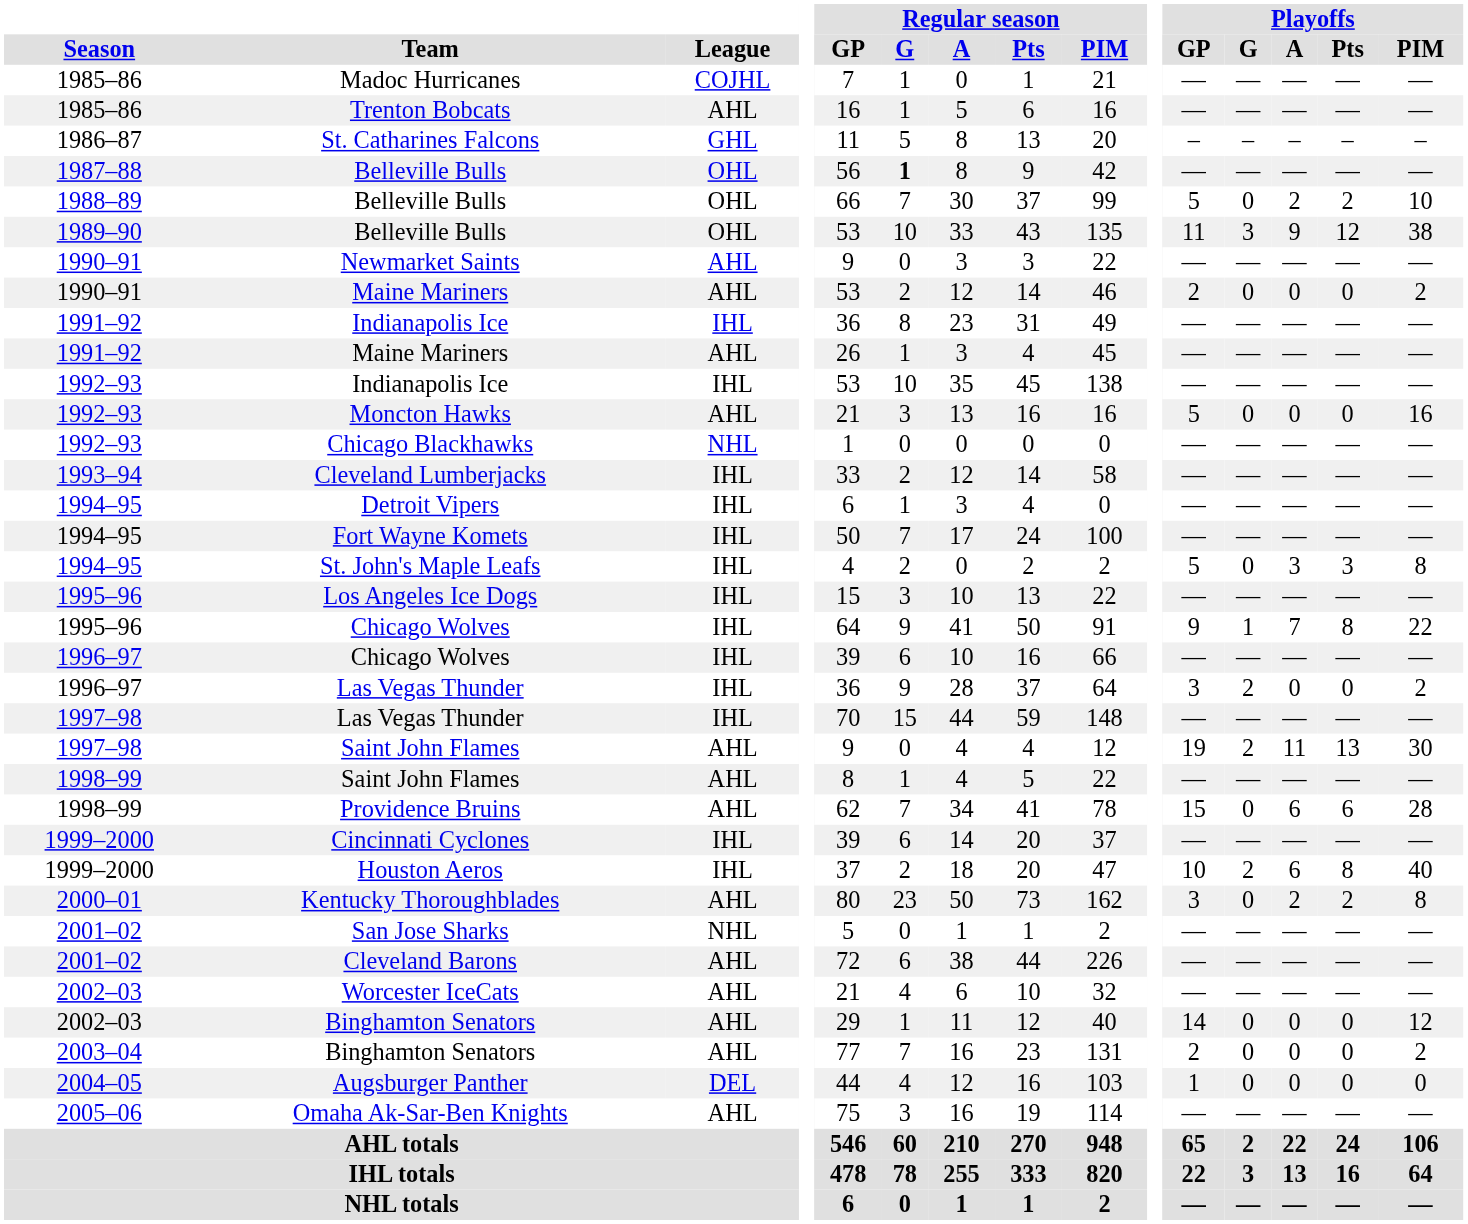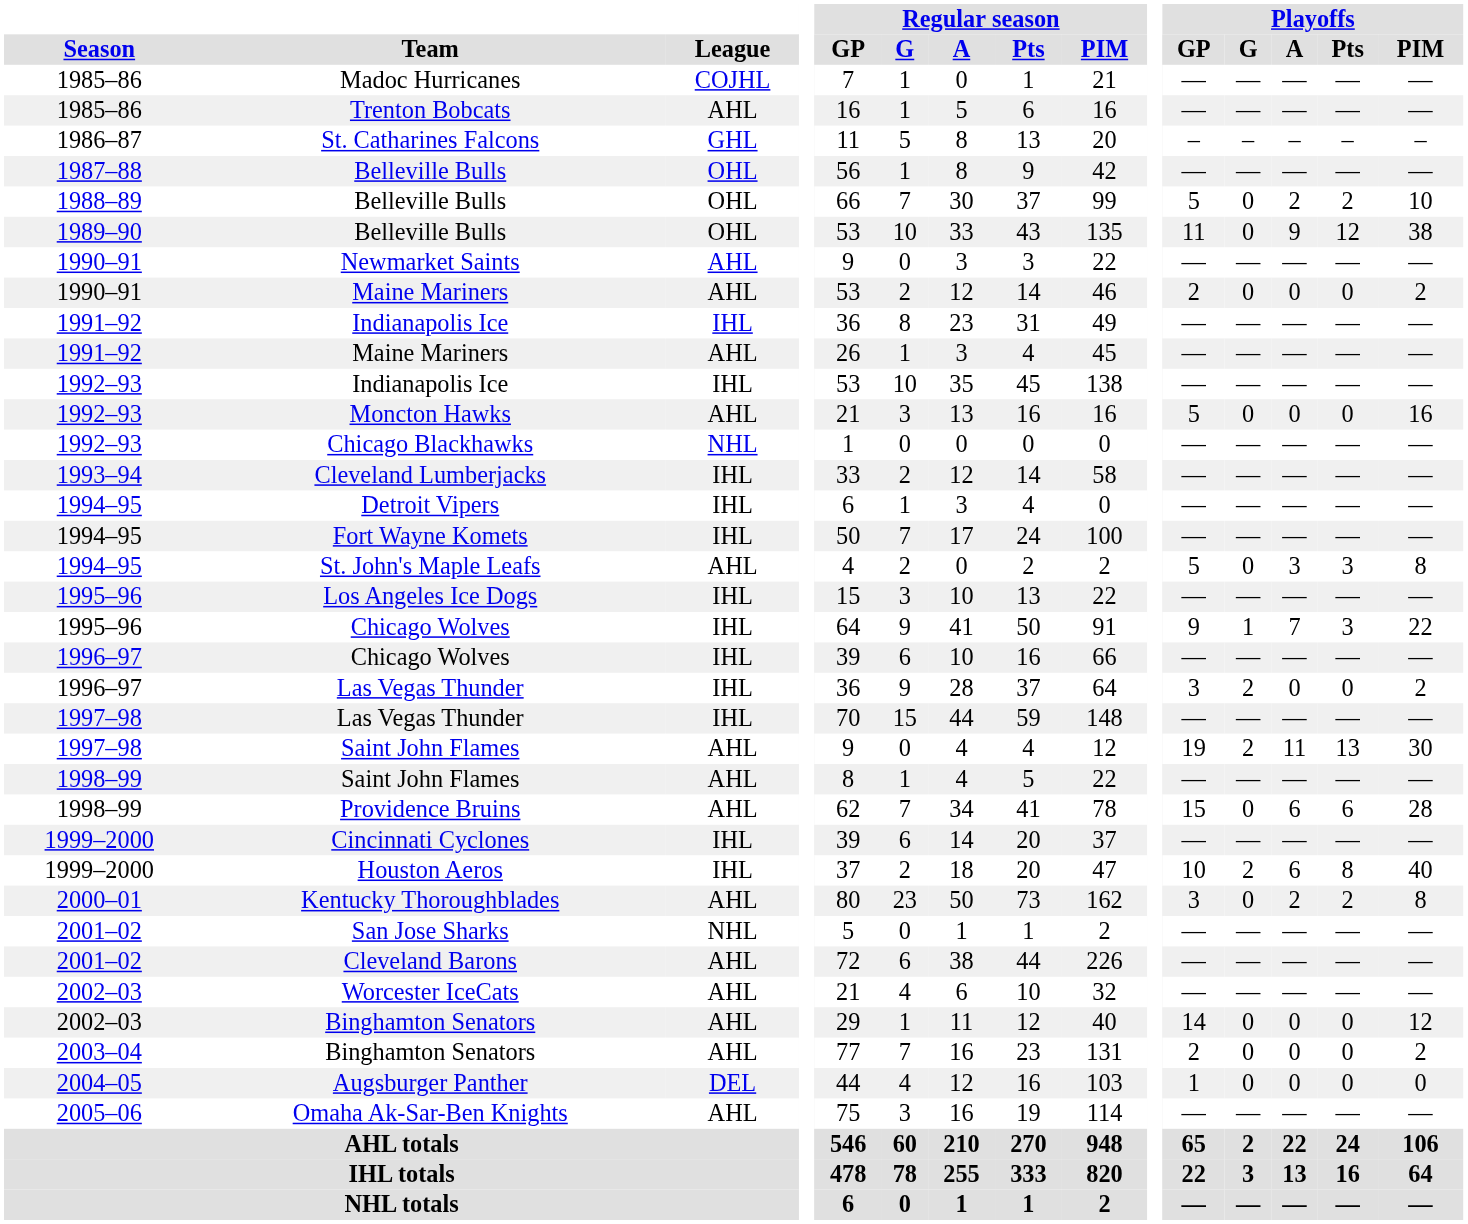(905, 170) bold -> (905, 170) normal
(1248, 231) 3 -> (1248, 231) 0
(733, 566) IHL -> (733, 566) AHL
(1348, 626) 8 -> (1348, 626) 3
